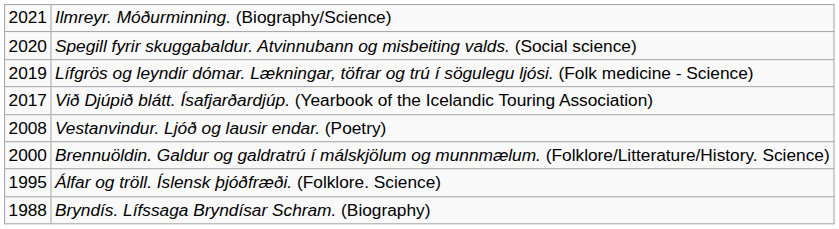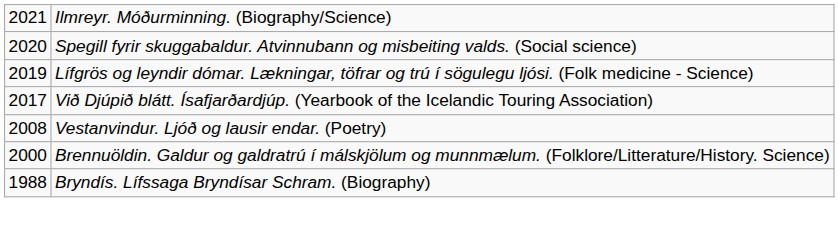- row: (248, 182)
